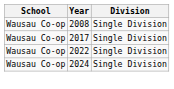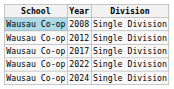(36, 24) no background -> (36, 24) lightblue background
+ row: (79, 38)
